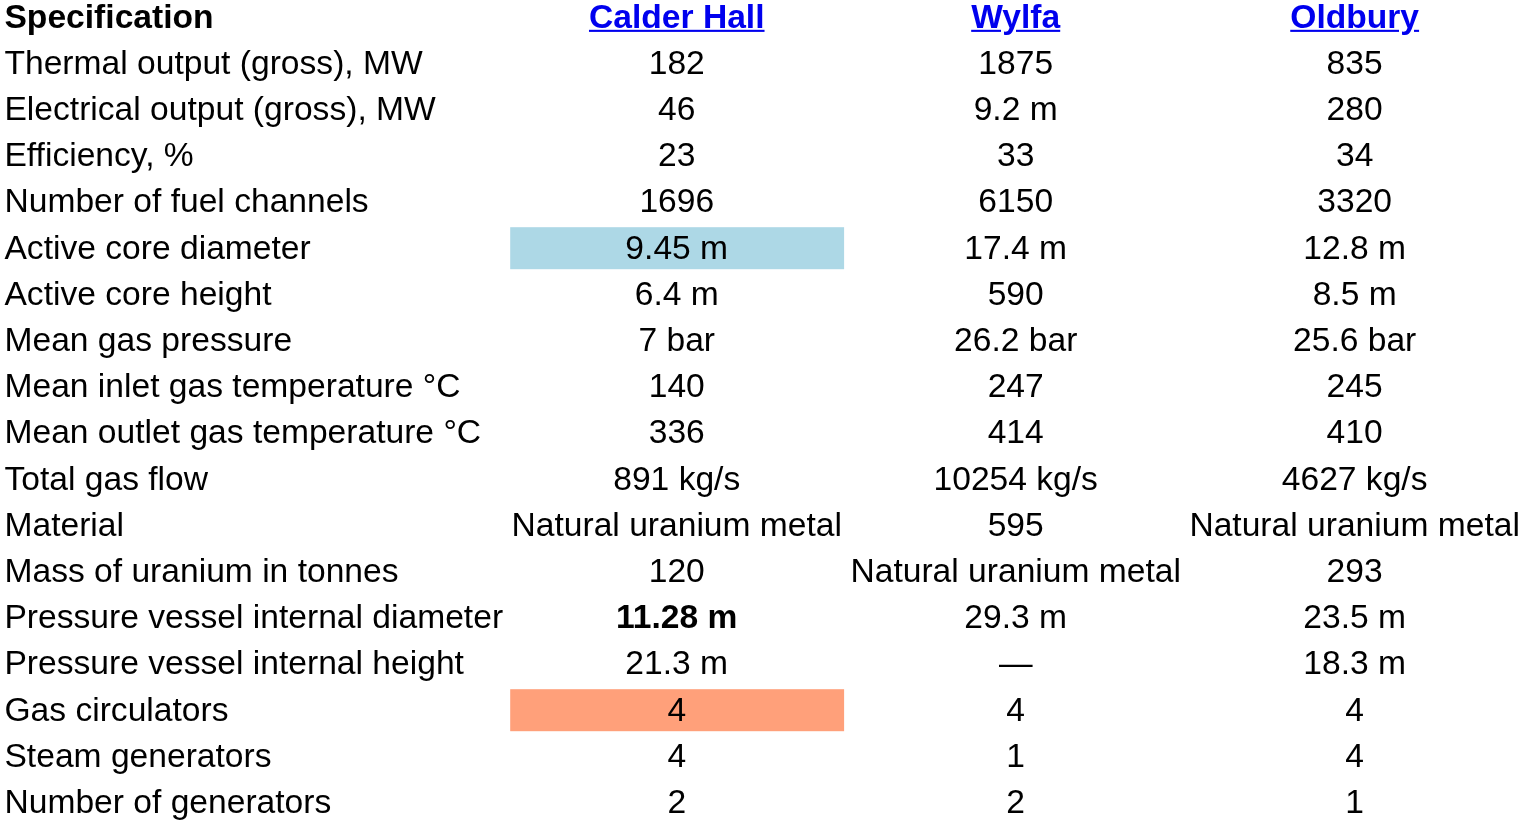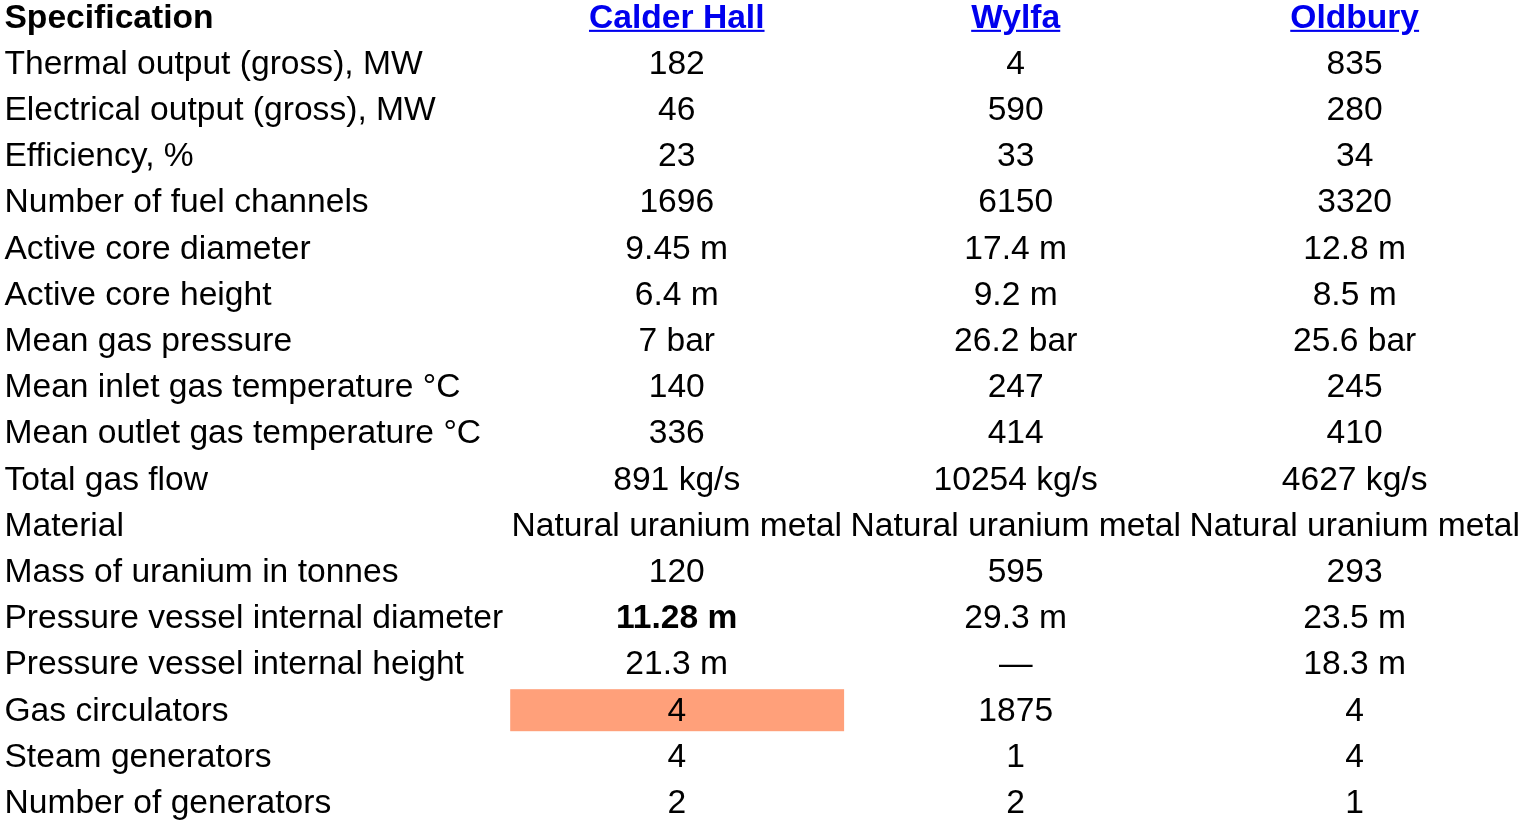(1016, 62) 1875 -> (1016, 62) 4
(1016, 109) 9.2 m -> (1016, 109) 590
(677, 247) lightblue background -> (677, 247) no background
(1016, 293) 590 -> (1016, 293) 9.2 m
(1016, 524) 595 -> (1016, 524) Natural uranium metal
(1016, 571) Natural uranium metal -> (1016, 571) 595
(1016, 709) 4 -> (1016, 709) 1875
